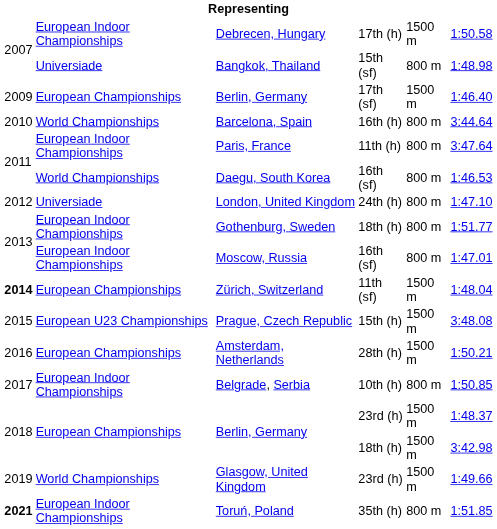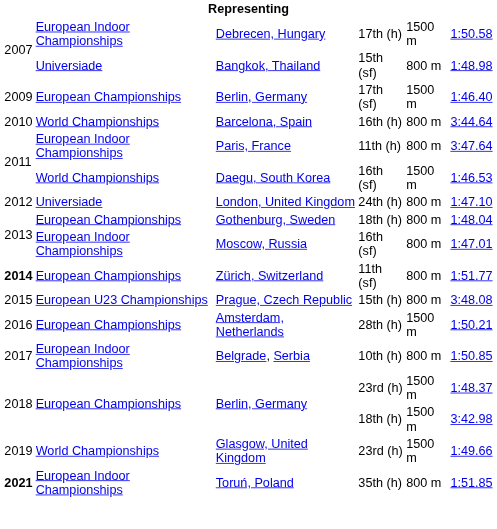(424, 177) 800 m -> (420, 177) 1500 m
(83, 226) European Indoor Championships -> (108, 219) European Championships
(471, 226) 1:51.77 -> (471, 219) 1:48.04
(420, 290) 1500 m -> (424, 275) 800 m
(471, 290) 1:48.04 -> (471, 275) 1:51.77
(420, 321) 1500 m -> (424, 300) 800 m
